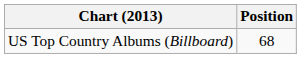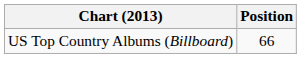(267, 41) 68 -> (267, 41) 66
